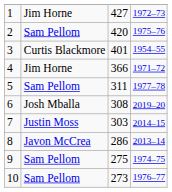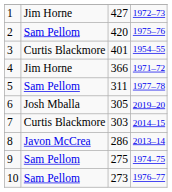(119, 104) 308 -> (119, 104) 305
(51, 123) Justin Moss -> (65, 123) Curtis Blackmore
